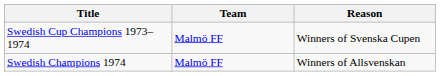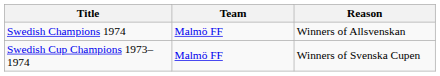rows swapped: (66, 62) <-> (80, 37)
